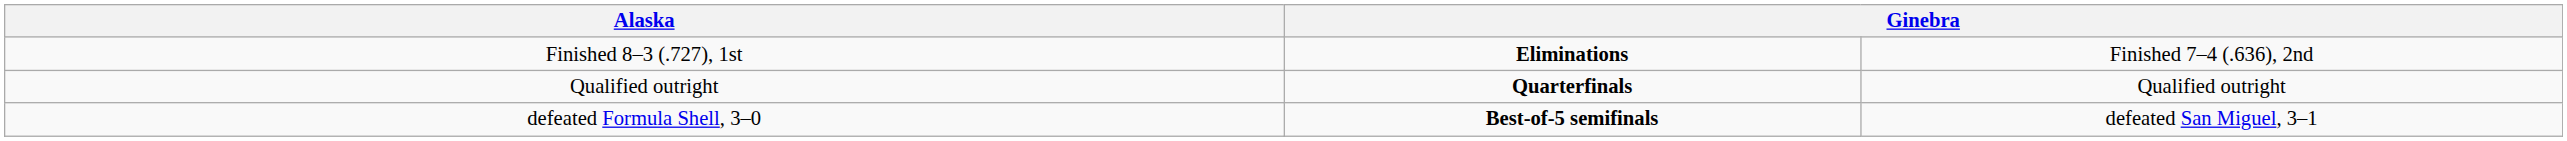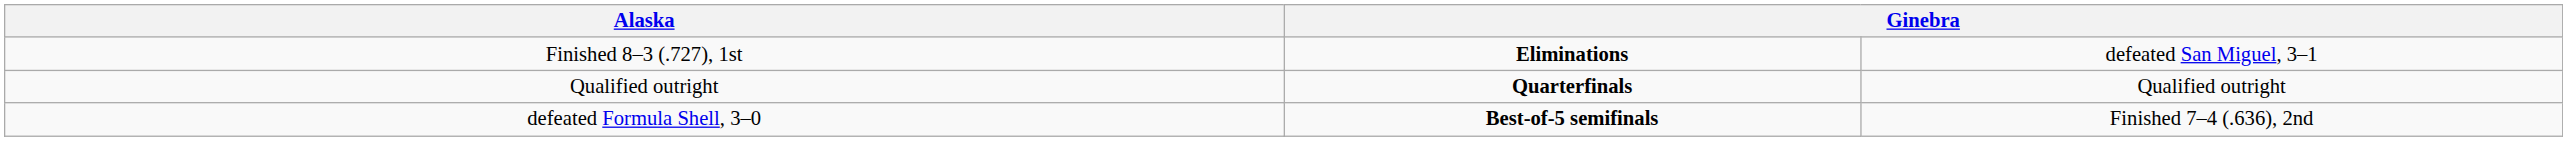(2212, 53) Finished 7–4 (.636), 2nd -> (2212, 53) defeated San Miguel, 3–1
(2212, 119) defeated San Miguel, 3–1 -> (2212, 119) Finished 7–4 (.636), 2nd
